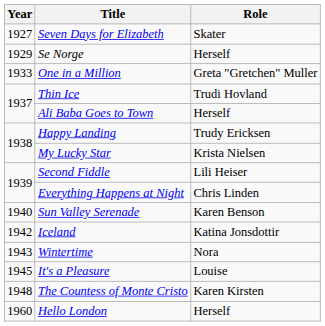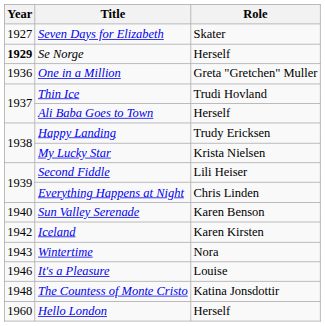(20, 53) normal -> (20, 53) bold
(20, 73) 1933 -> (20, 73) 1936
(236, 232) Katina Jonsdottir -> (229, 232) Karen Kirsten
(20, 271) 1945 -> (20, 271) 1946
(229, 291) Karen Kirsten -> (236, 291) Katina Jonsdottir
